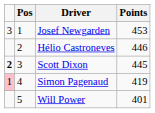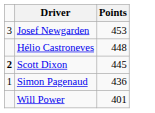- column: (25, 13)
(140, 47) 446 -> (119, 47) 448
(9, 82) pink background -> (9, 82) no background
(140, 82) 419 -> (119, 82) 436
